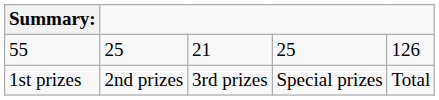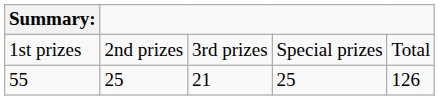rows swapped: (45, 79) <-> (19, 49)
